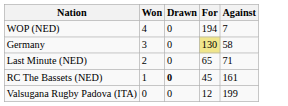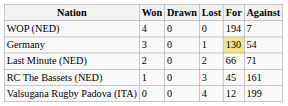+ column: (211, 12)
(228, 45) 58 -> (252, 45) 54
(207, 61) 65 -> (231, 61) 66
(169, 77) bold -> (169, 77) normal
